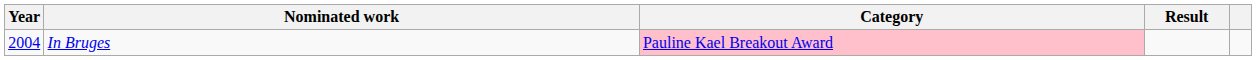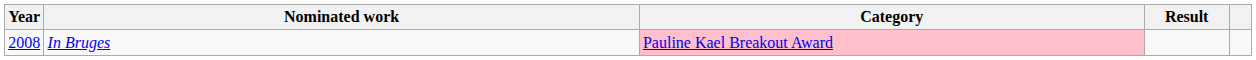(24, 42) 2004 -> (24, 42) 2008
